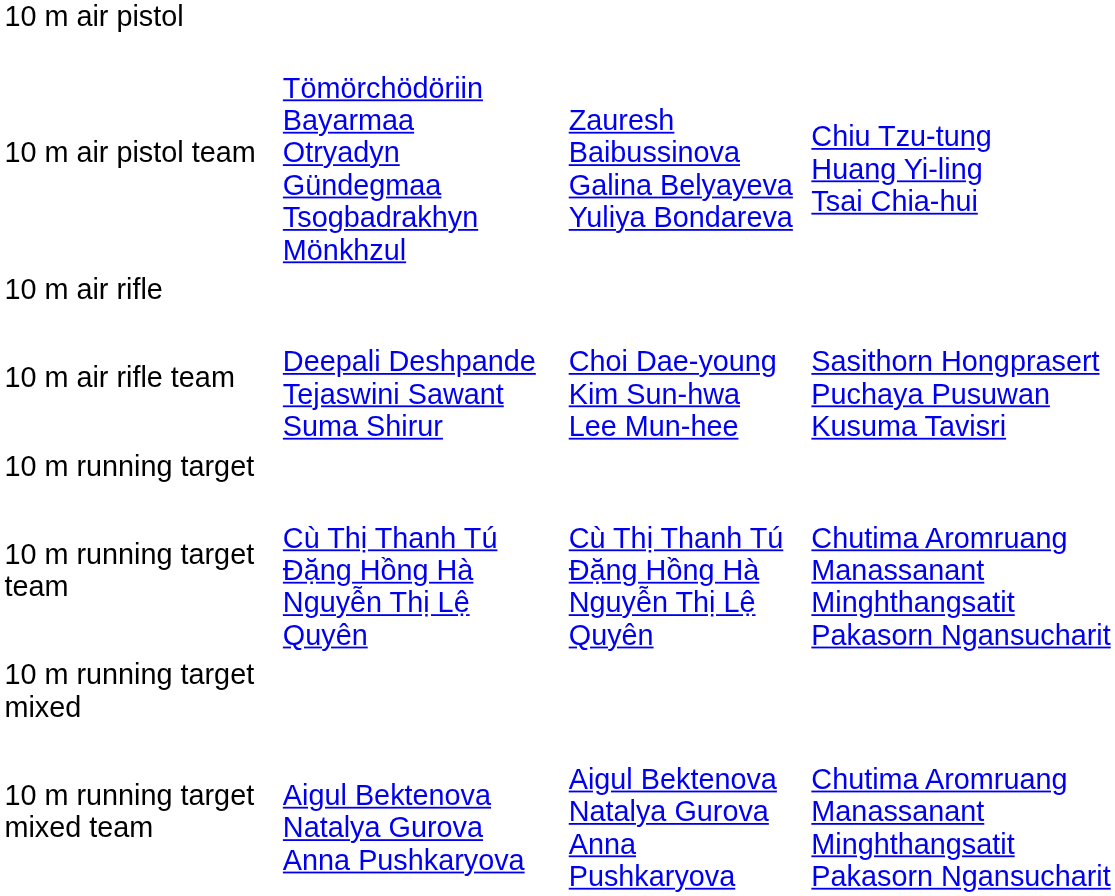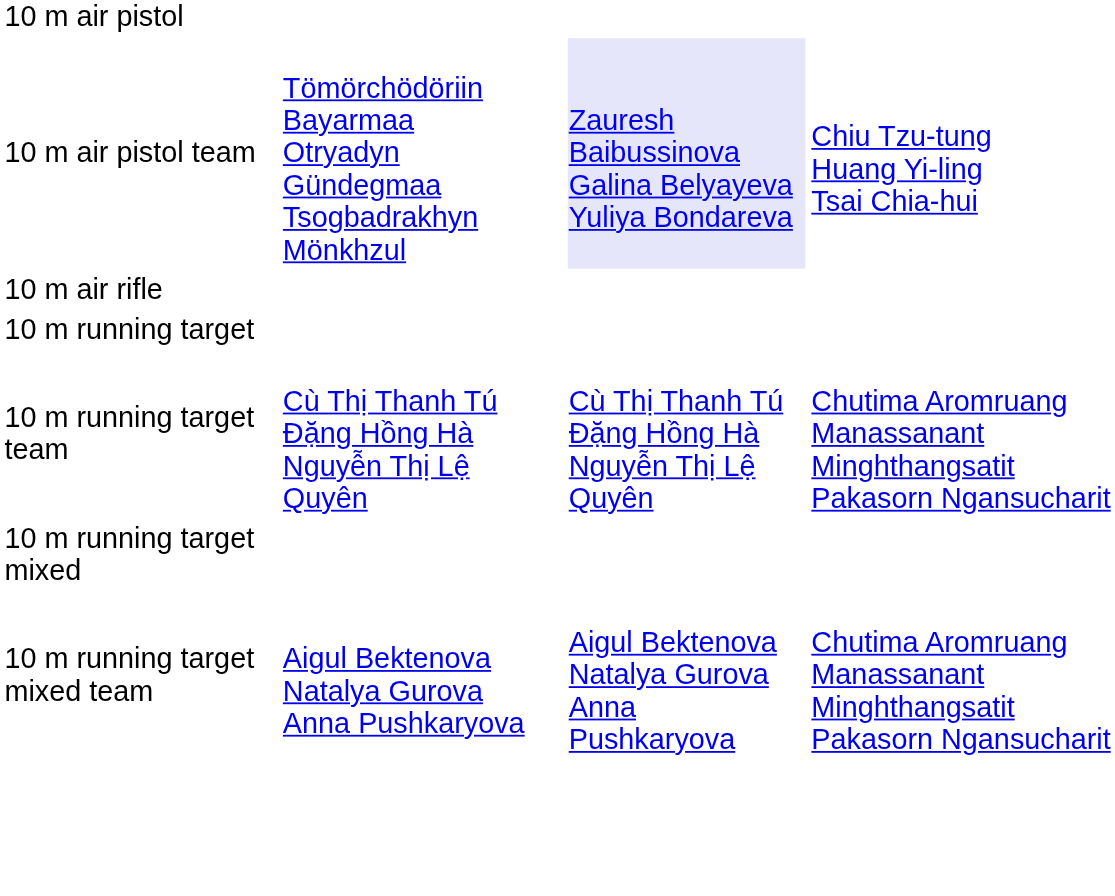(681, 169) no background -> (681, 169) lavender background
- row: (120, 377)
